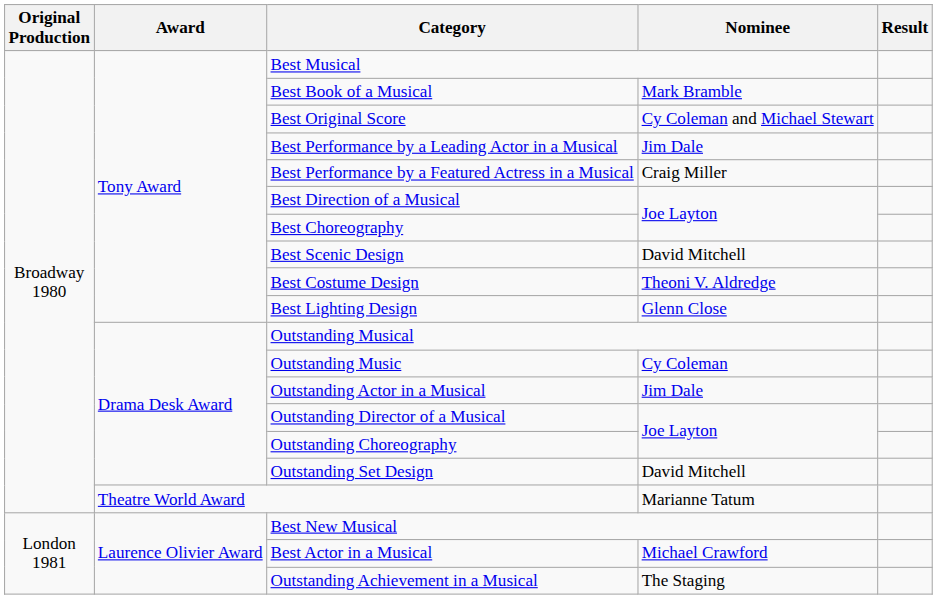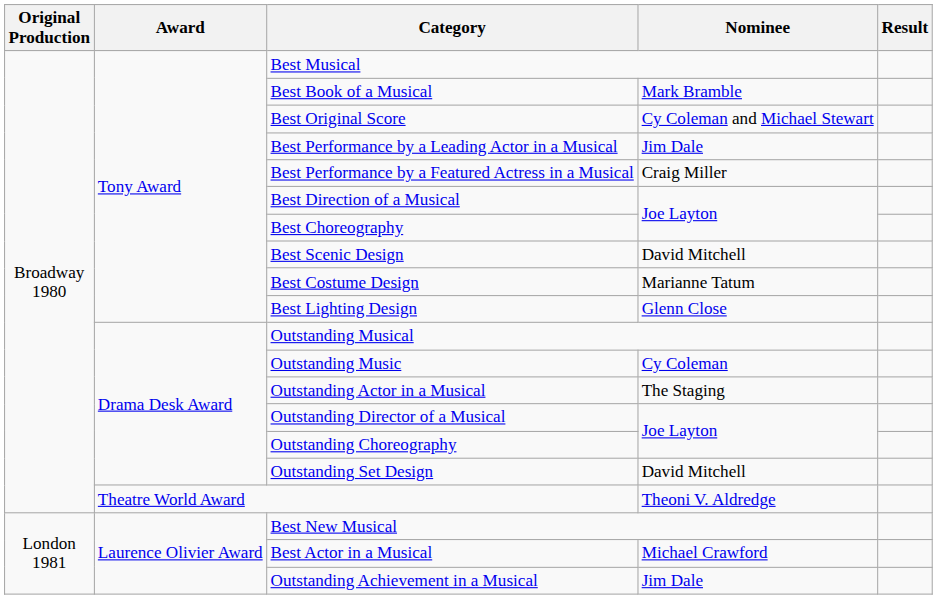(709, 281) Theoni V. Aldredge -> (698, 281) Marianne Tatum
(672, 390) Jim Dale -> (683, 390) The Staging
(698, 498) Marianne Tatum -> (709, 498) Theoni V. Aldredge
(683, 580) The Staging -> (672, 580) Jim Dale
